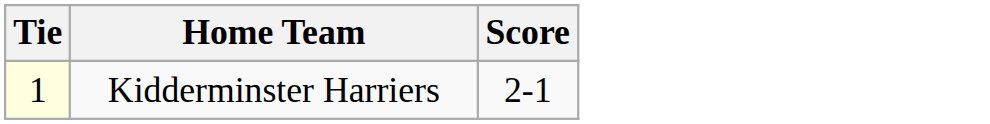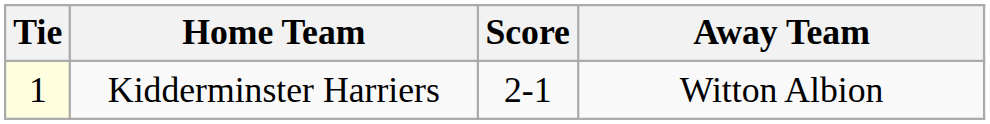+ column: (782, 32)
